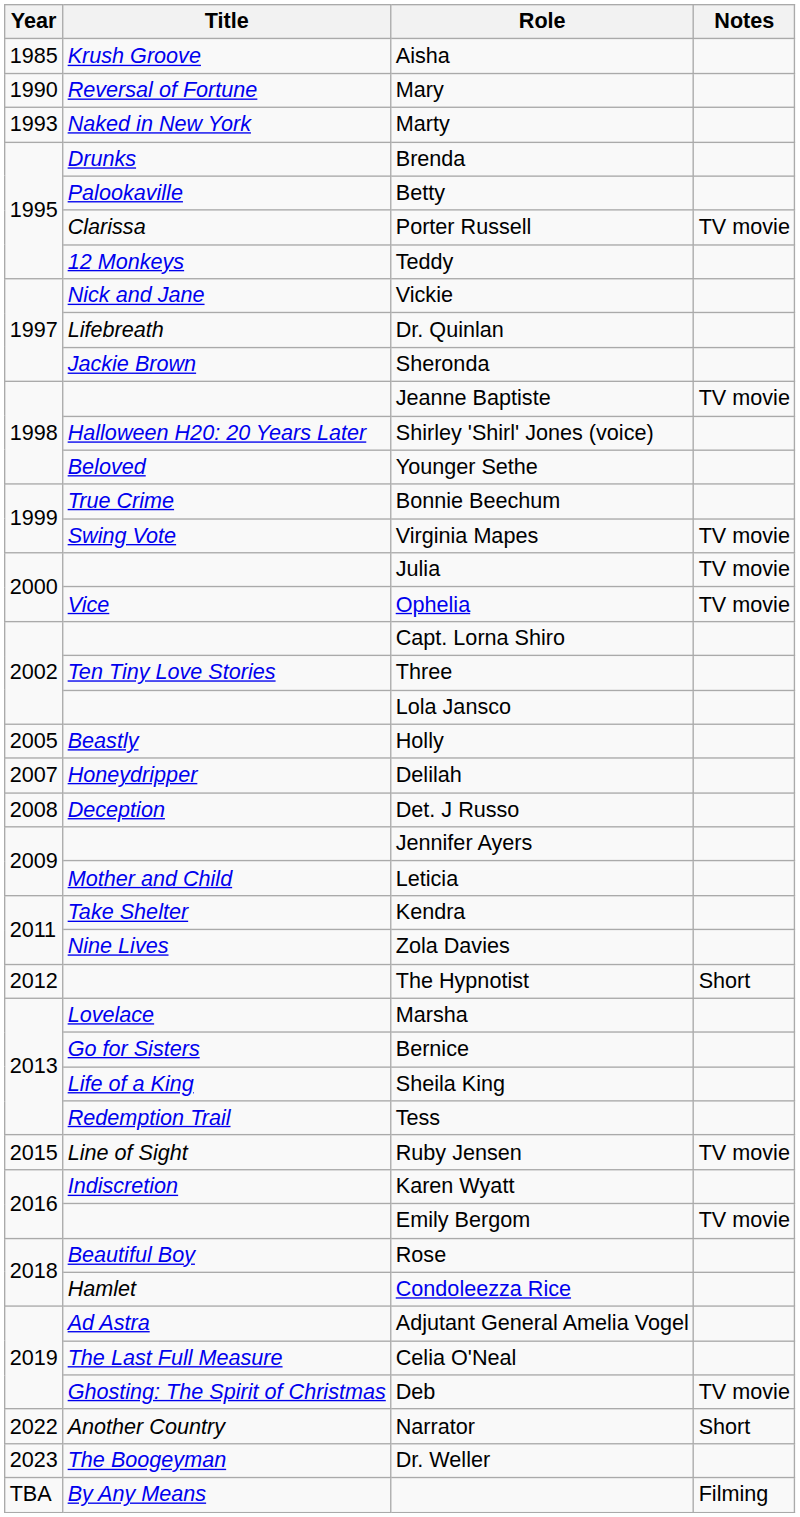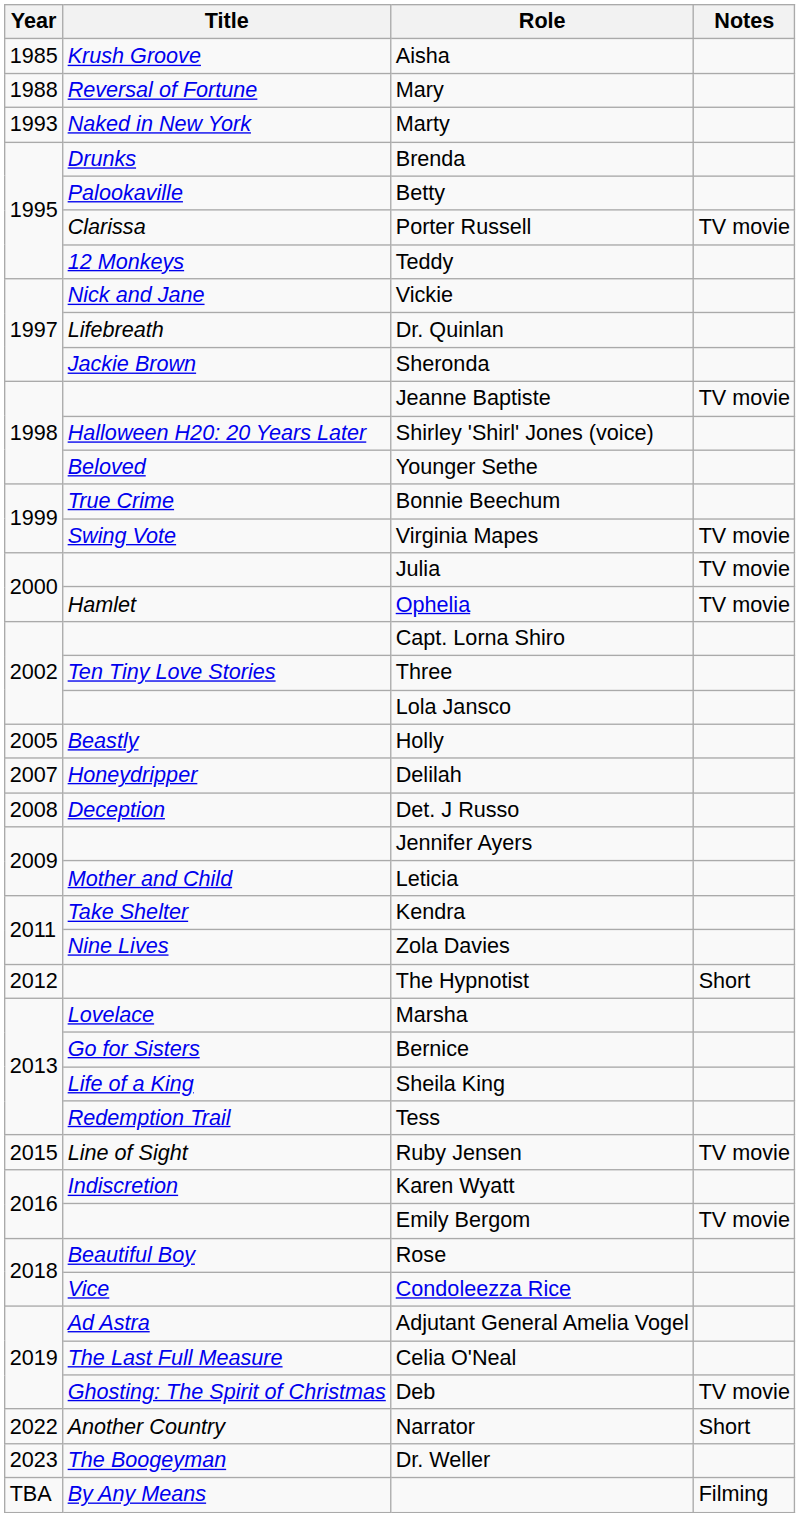(34, 90) 1990 -> (34, 90) 1988
(88, 603) Vice -> (102, 603) Hamlet
(102, 1289) Hamlet -> (88, 1289) Vice
